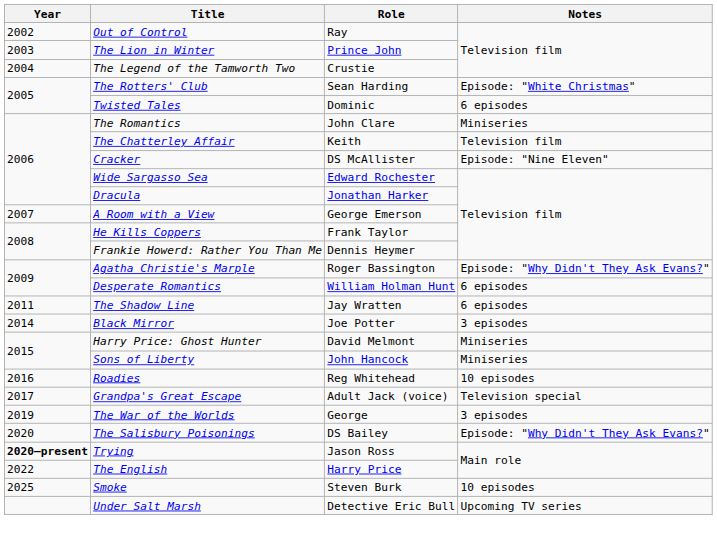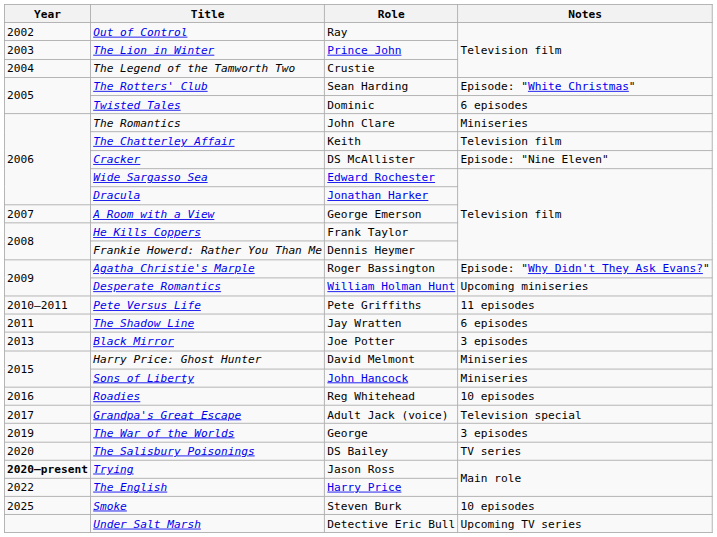(494, 287) 6 episodes -> (525, 287) Upcoming miniseries
+ row: (147, 305)
(21, 323) 2014 -> (21, 342) 2013
(585, 433) Episode: "Why Didn't They Ask Evans?" -> (491, 451) TV series
